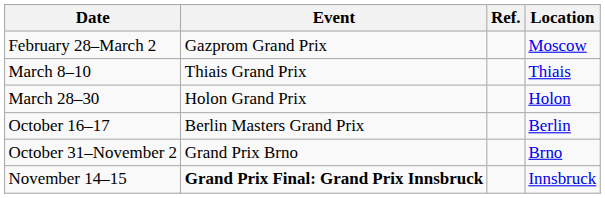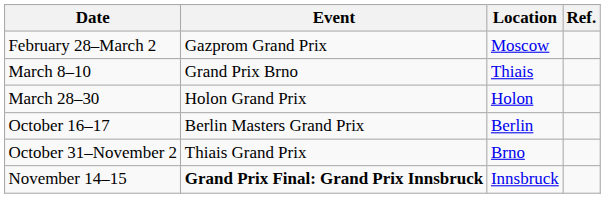columns swapped: (562, 17) <-> (506, 17)
(246, 71) Thiais Grand Prix -> (241, 71) Grand Prix Brno
(241, 152) Grand Prix Brno -> (246, 152) Thiais Grand Prix
